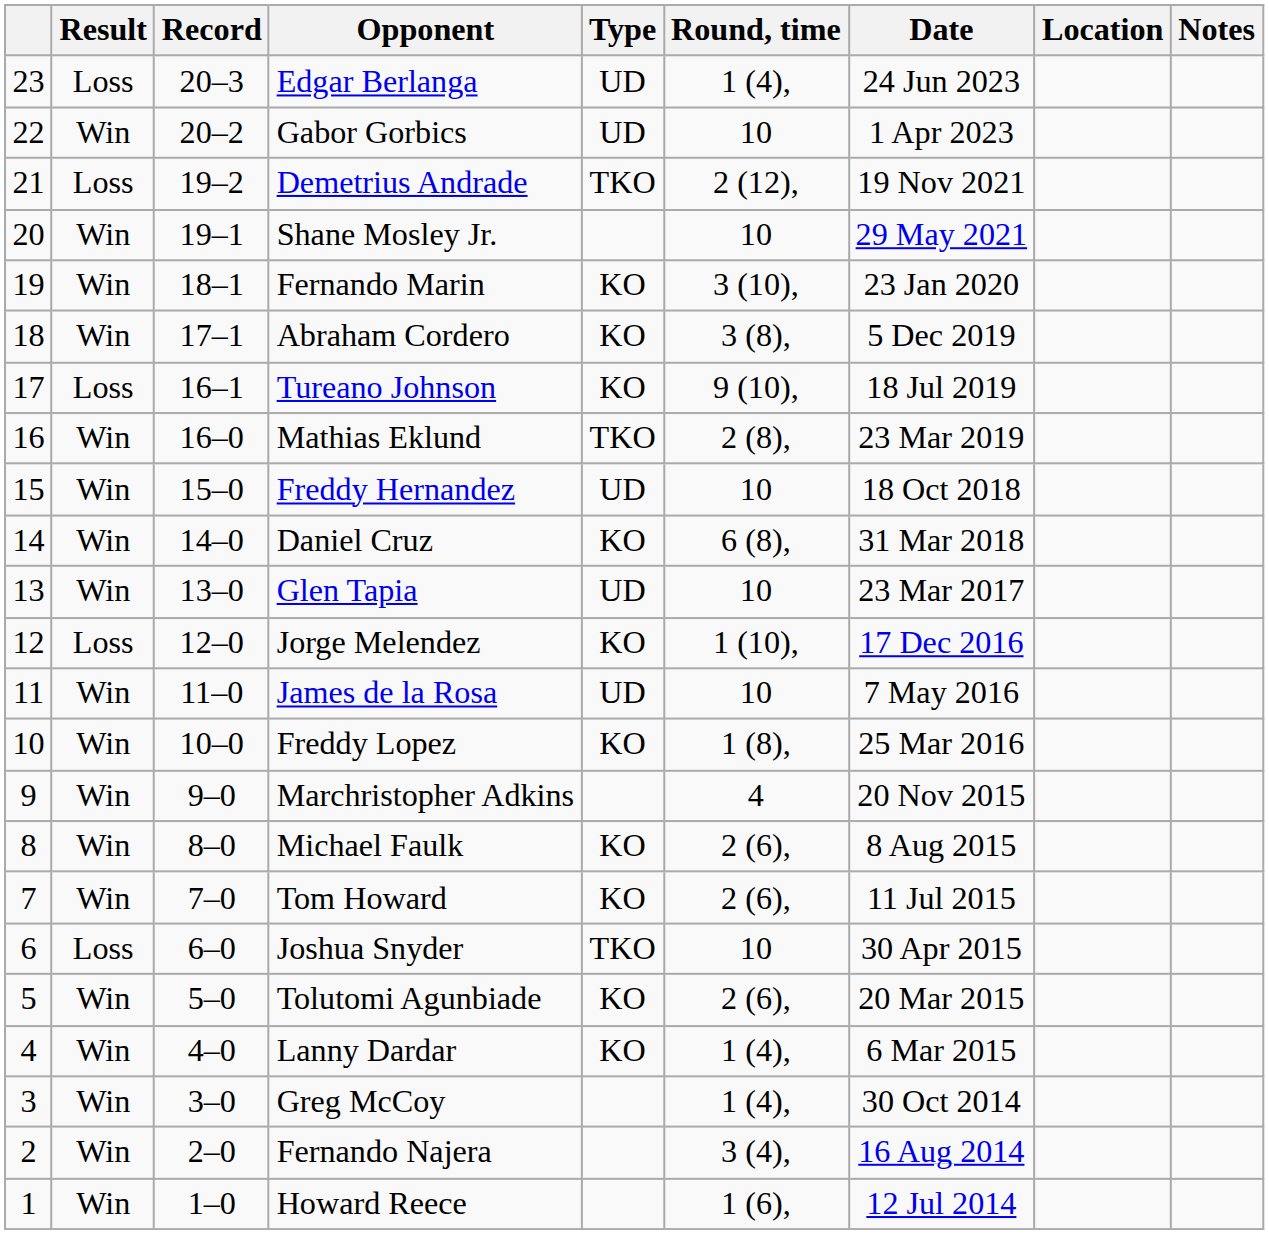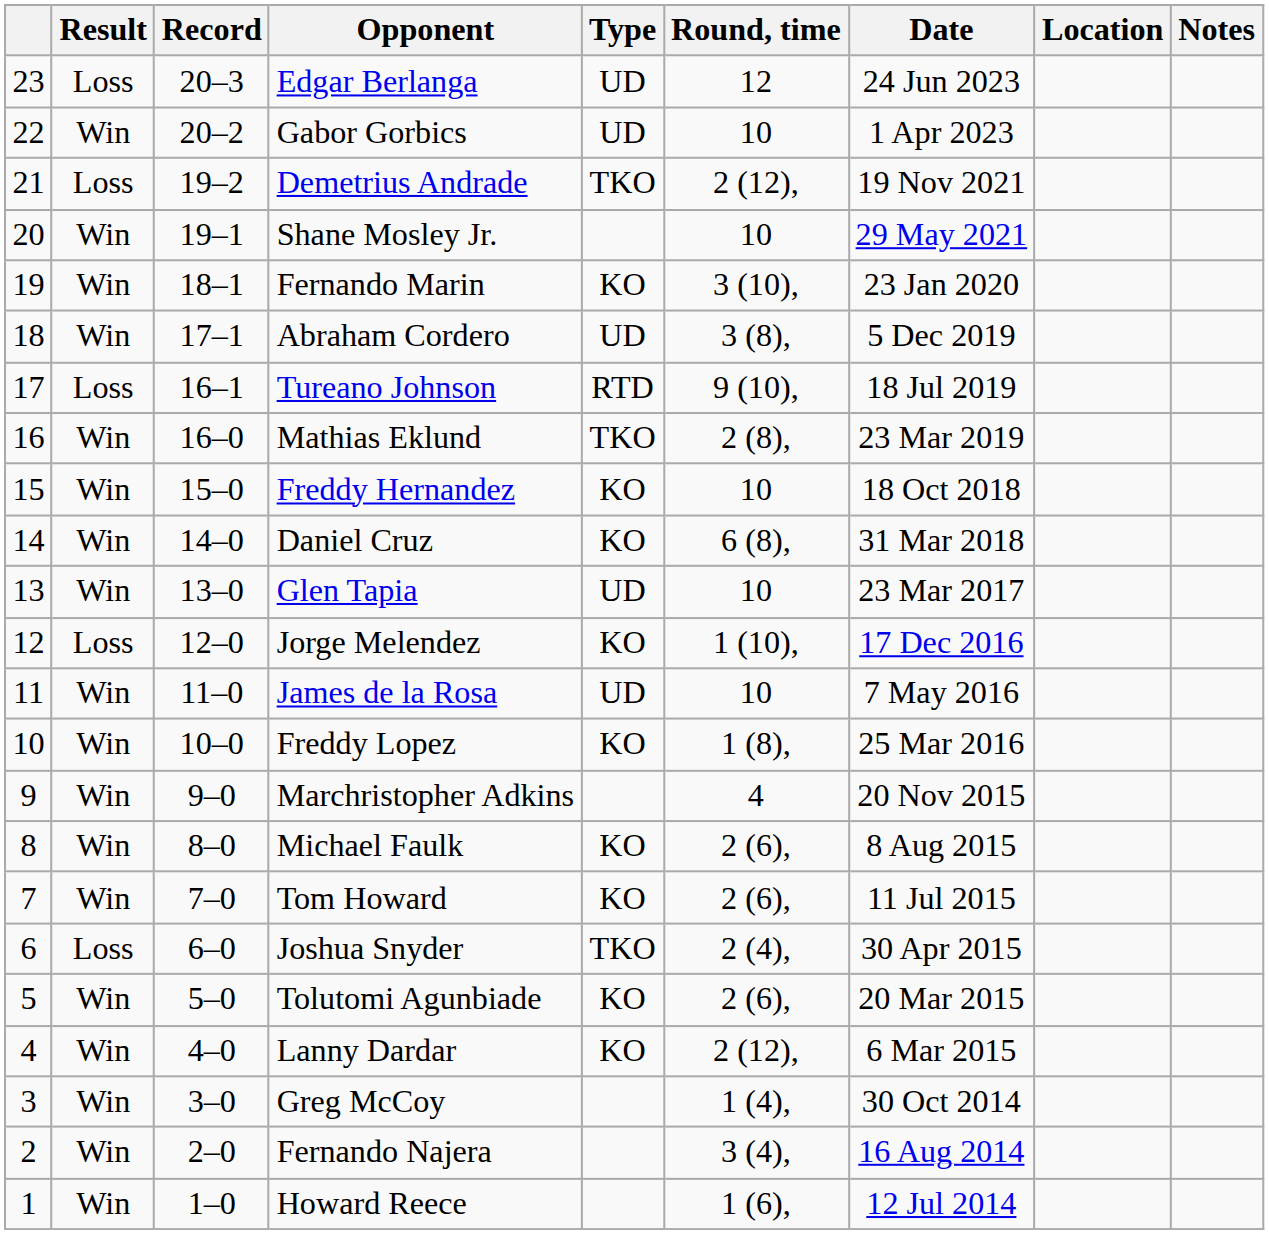(756, 81) 1 (4), -> (756, 81) 12
(623, 336) KO -> (623, 336) UD
(623, 387) KO -> (623, 387) RTD
(623, 489) UD -> (623, 489) KO
(756, 948) 10 -> (756, 948) 2 (4),
(756, 1050) 1 (4), -> (756, 1050) 2 (12),
